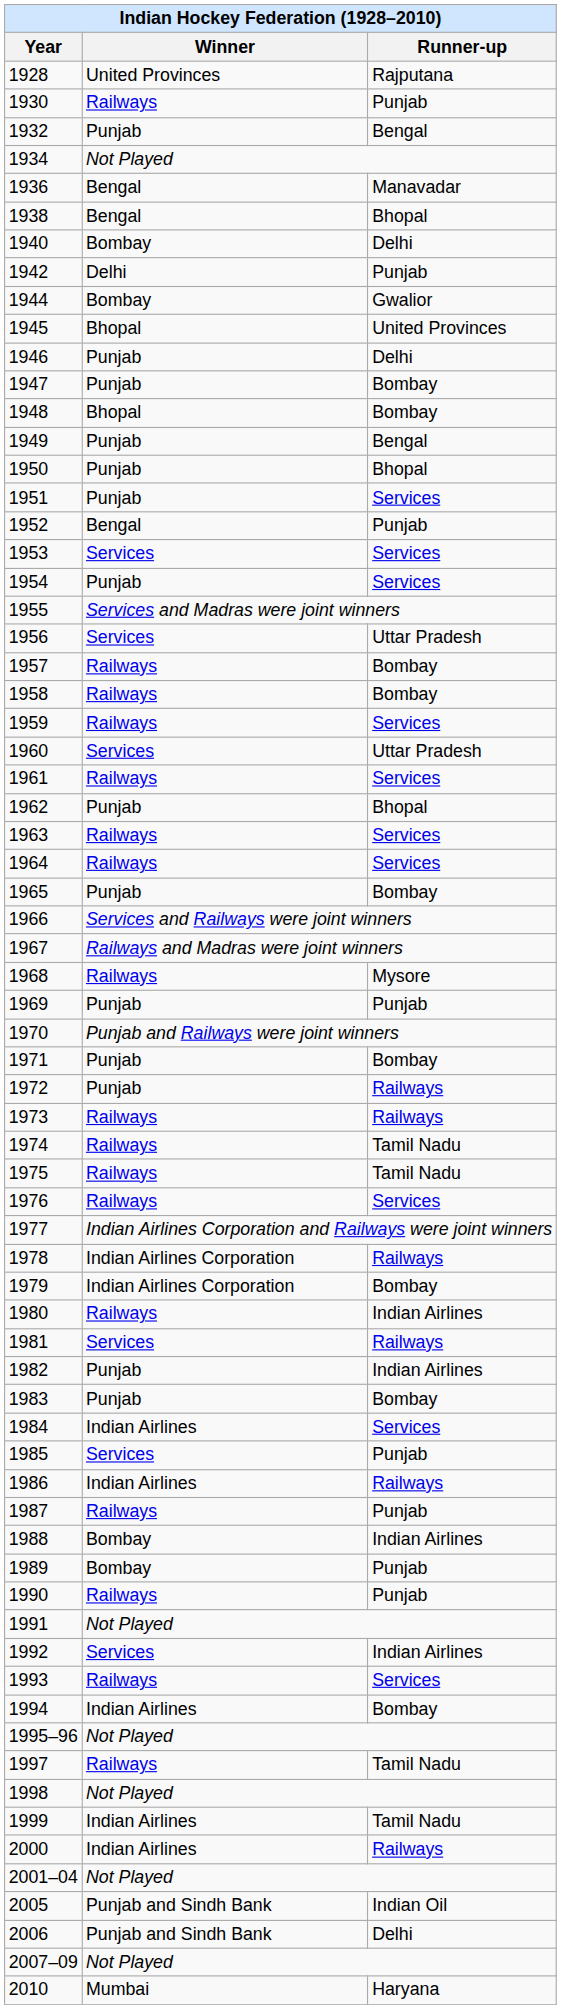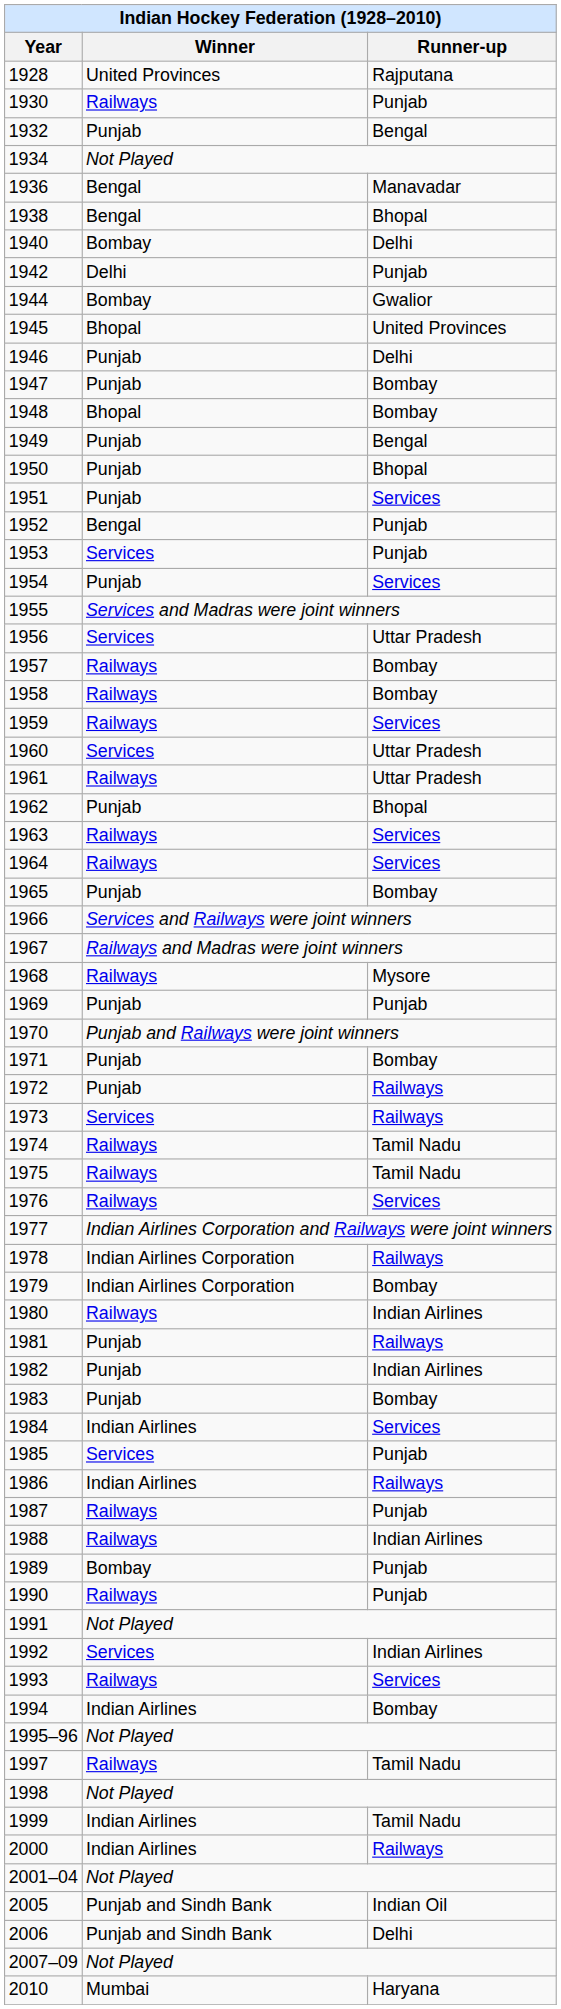(406, 553) Services -> (400, 553) Punjab
(406, 779) Services -> (427, 779) Uttar Pradesh
(122, 1117) Railways -> (120, 1117) Services
(120, 1342) Services -> (114, 1342) Punjab
(119, 1539) Bombay -> (122, 1539) Railways
